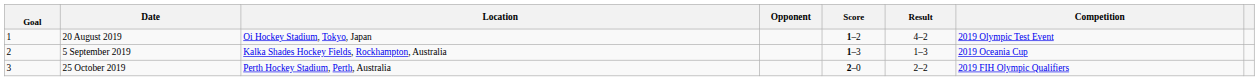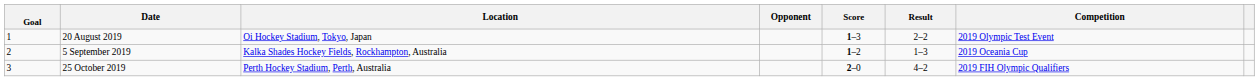(854, 37) 1–2 -> (854, 37) 1–3
(921, 37) 4–2 -> (921, 37) 2–2
(854, 53) 1–3 -> (854, 53) 1–2
(921, 68) 2–2 -> (921, 68) 4–2
